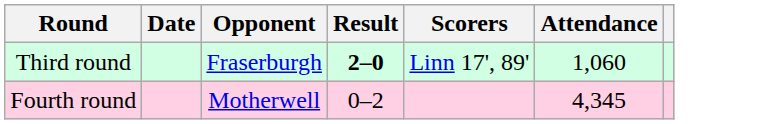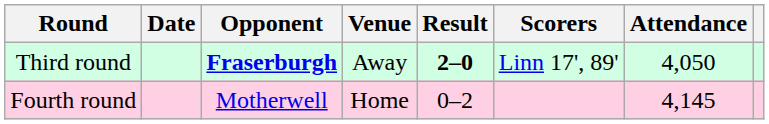+ column: (380, 23)
(264, 61) normal -> (272, 61) bold
(599, 61) 1,060 -> (688, 61) 4,050
(599, 99) 4,345 -> (688, 99) 4,145
